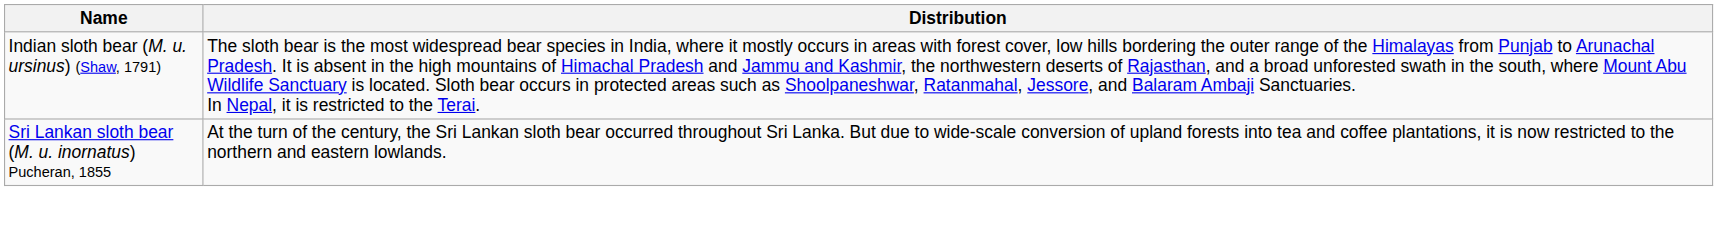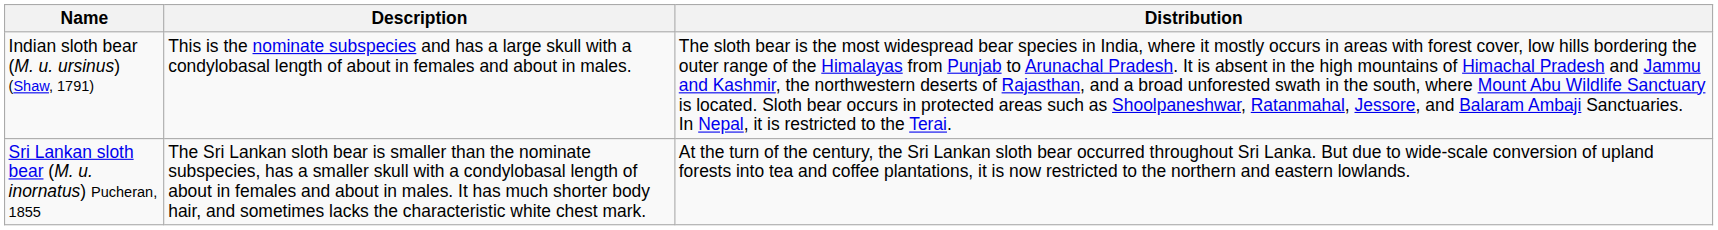+ column: (419, 18)
